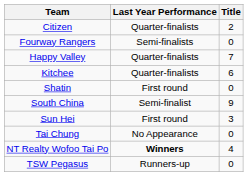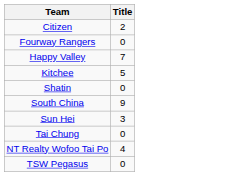- column: (165, 12)
(231, 73) 6 -> (123, 73) 5
